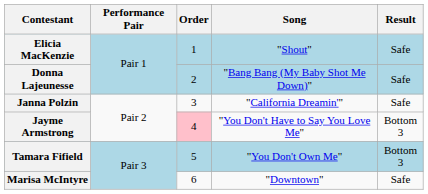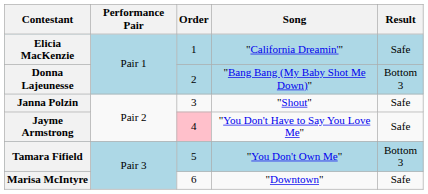(294, 49) "Shout" -> (294, 49) "California Dreamin'"
(401, 79) Safe -> (401, 79) Bottom 3
(294, 103) "California Dreamin'" -> (294, 103) "Shout"
(401, 126) Bottom 3 -> (401, 126) Safe
